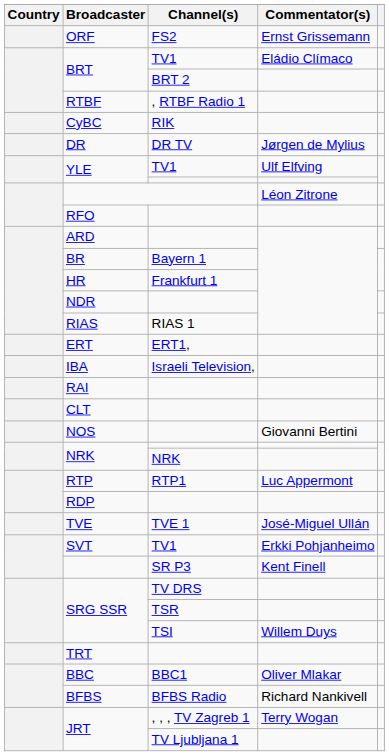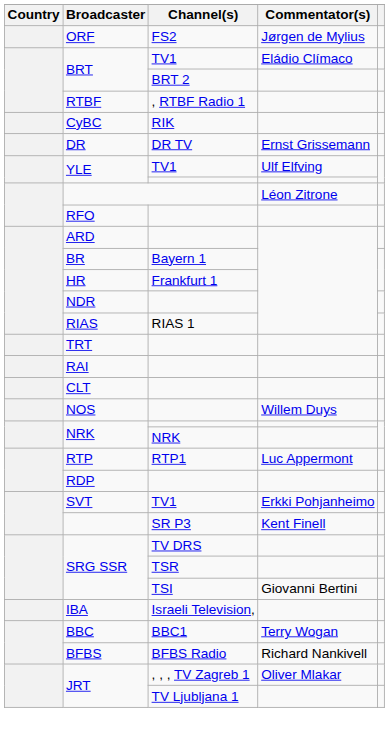(316, 36) Ernst Grissemann -> (313, 36) Jørgen de Mylius
(313, 144) Jørgen de Mylius -> (316, 144) Ernst Grissemann
- row: (79, 345)
rows swapped: (77, 366) <-> (79, 653)
(309, 431) Giovanni Bertini -> (299, 409) Willem Duys
- row: (79, 523)
(299, 631) Willem Duys -> (309, 588) Giovanni Bertini
(301, 674) Oliver Mlakar -> (300, 631) Terry Wogan
(300, 718) Terry Wogan -> (301, 674) Oliver Mlakar
